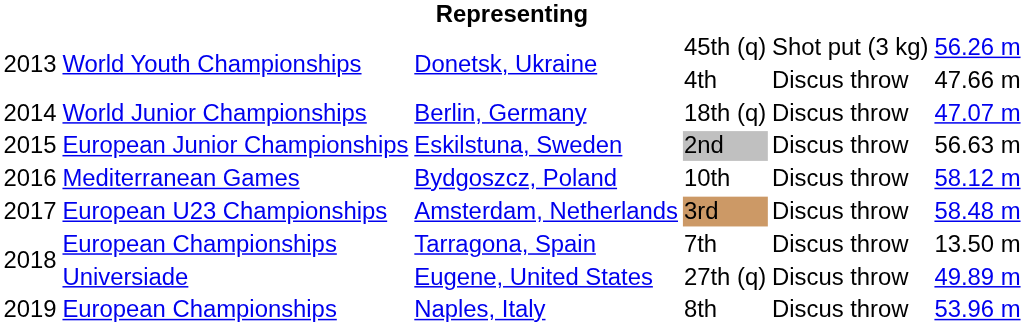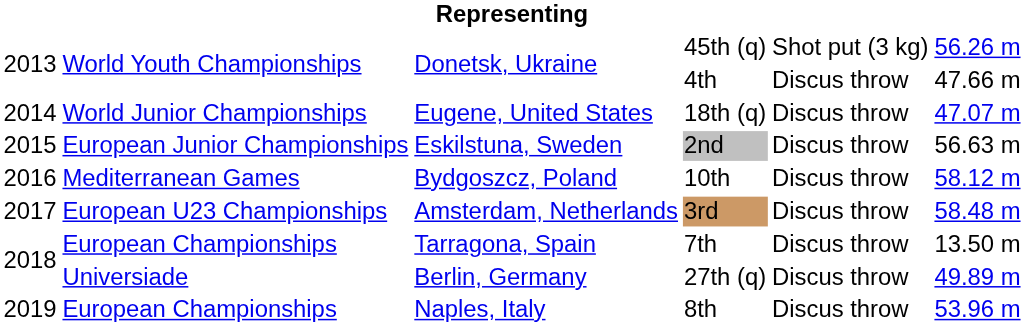(500, 112) Berlin, Germany -> (534, 112) Eugene, United States
(534, 276) Eugene, United States -> (500, 276) Berlin, Germany
